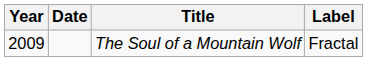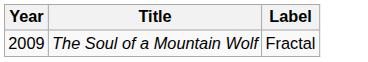- column: (70, 17)
